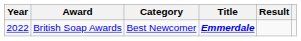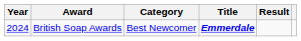(18, 28) 2022 -> (18, 28) 2024
